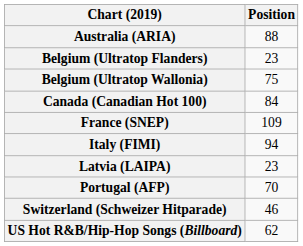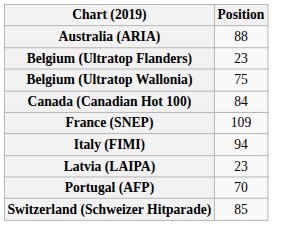(272, 209) 46 -> (241, 209) 85
- row: (125, 230)
